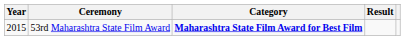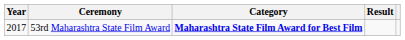(16, 27) 2015 -> (16, 27) 2017
